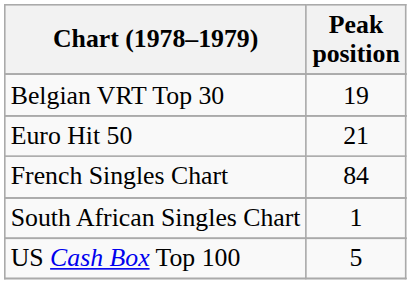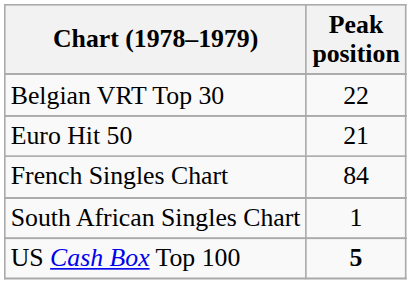(356, 94) 19 -> (356, 94) 22
(356, 258) normal -> (356, 258) bold
